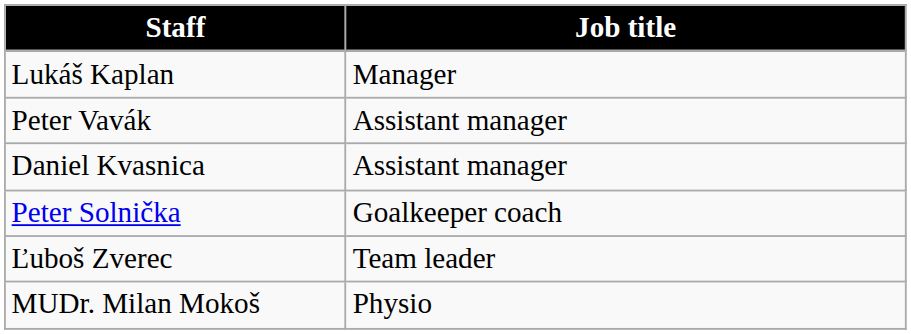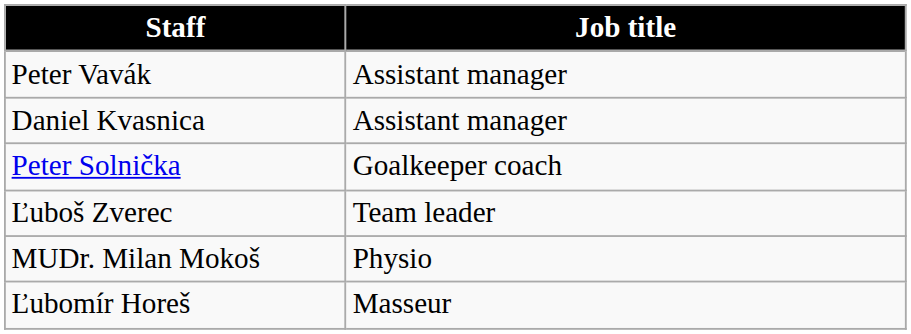- row: (93, 73)
+ row: (101, 304)
